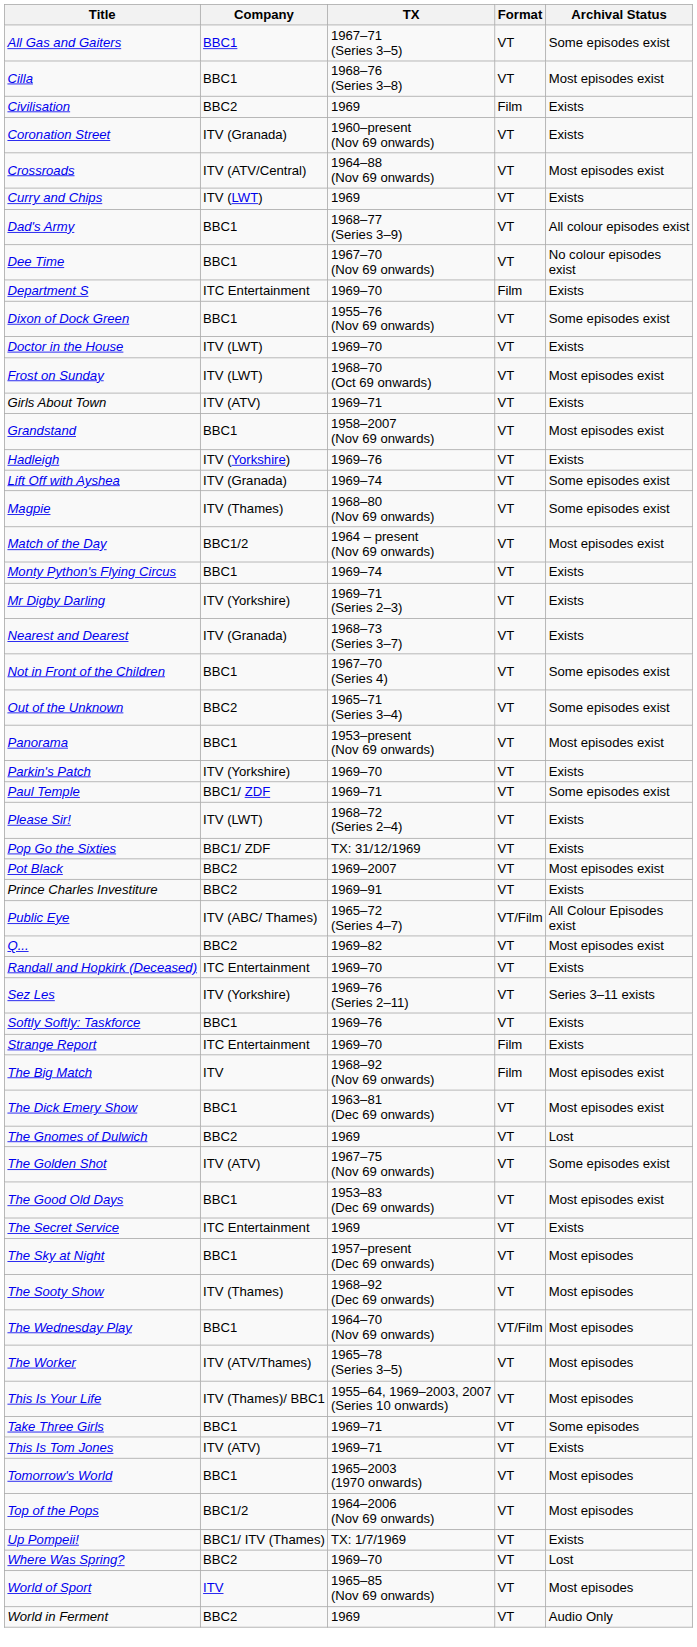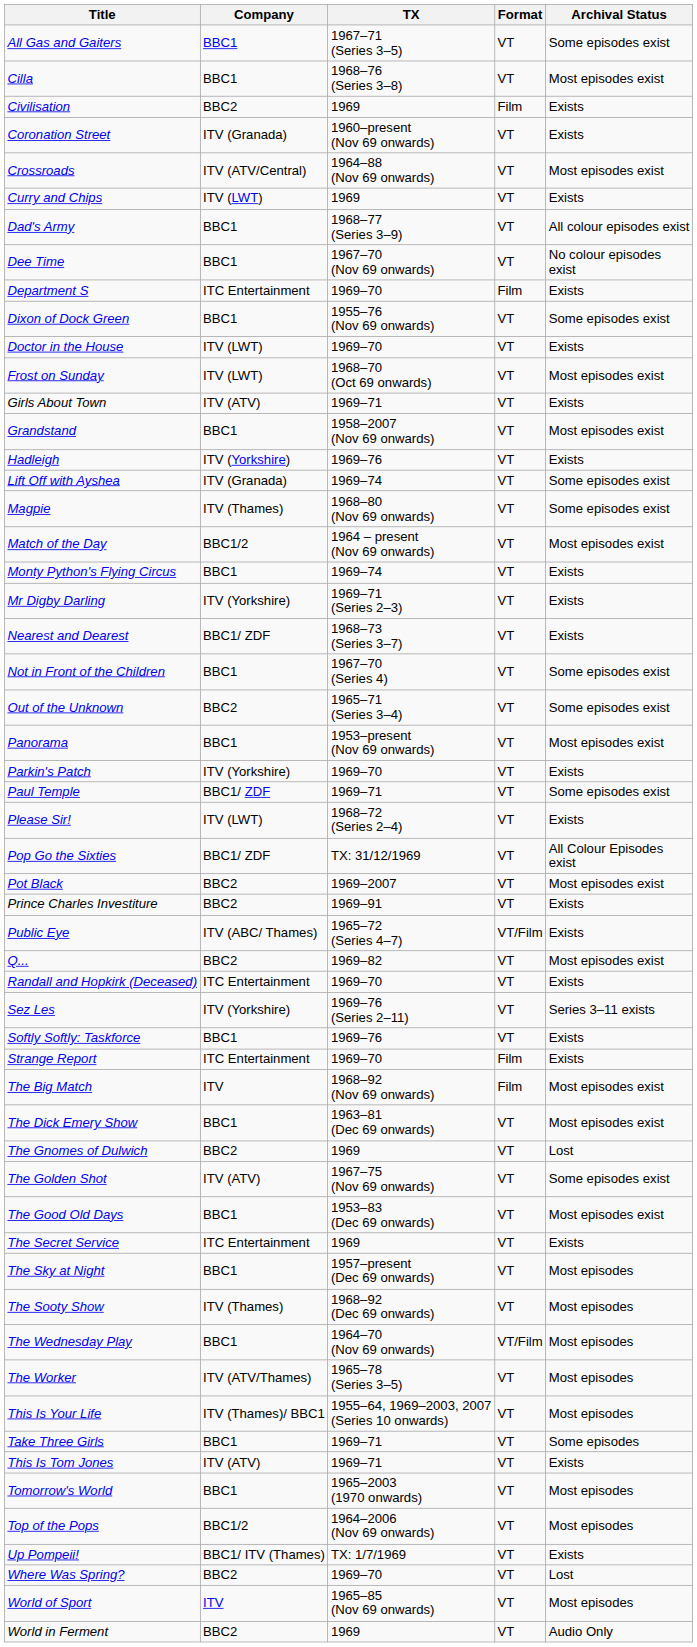(245, 636) ITV (Granada) -> (237, 636) BBC1/ ZDF
(566, 848) Exists -> (606, 855) All Colour Episodes exist
(606, 918) All Colour Episodes exist -> (566, 932) Exists
